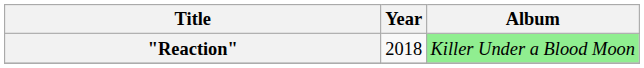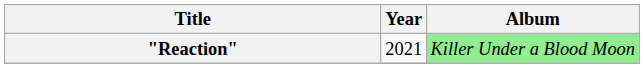(404, 48) 2018 -> (404, 48) 2021
